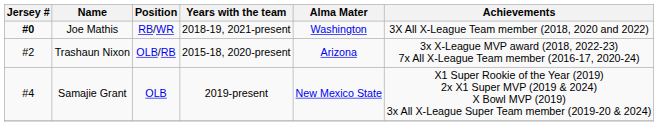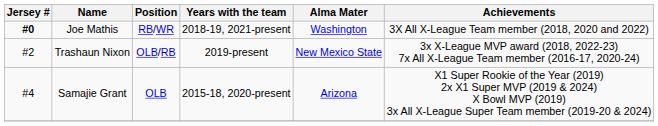(236, 53) 2015-18, 2020-present -> (236, 53) 2019-present
(339, 53) Arizona -> (339, 53) New Mexico State
(236, 94) 2019-present -> (236, 94) 2015-18, 2020-present
(339, 94) New Mexico State -> (339, 94) Arizona
